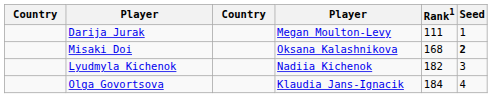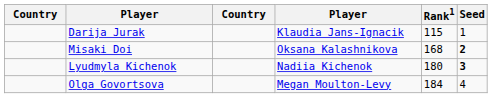(334, 33) Megan Moulton-Levy -> (340, 33) Klaudia Jans-Ignacik
(433, 33) 111 -> (433, 33) 115
(433, 67) 182 -> (433, 67) 180
(463, 67) normal -> (463, 67) bold
(340, 84) Klaudia Jans-Ignacik -> (334, 84) Megan Moulton-Levy
